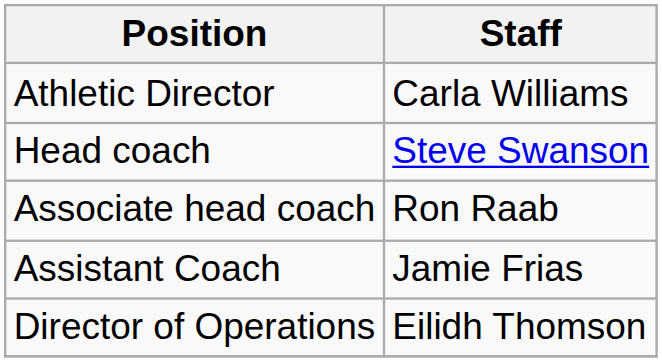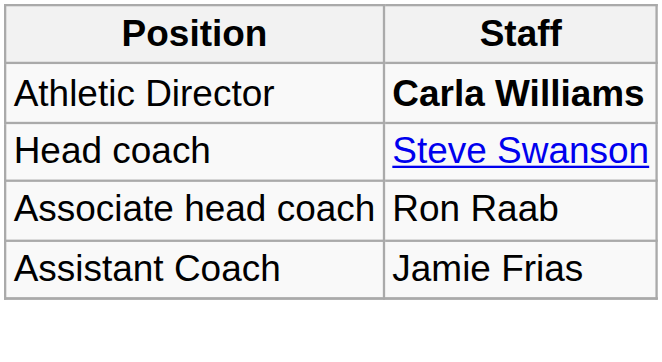(510, 92) normal -> (518, 92) bold
- row: (194, 326)
